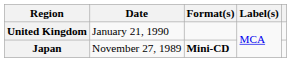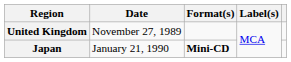(130, 31) January 21, 1990 -> (137, 31) November 27, 1989
(137, 48) November 27, 1989 -> (130, 48) January 21, 1990
